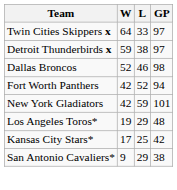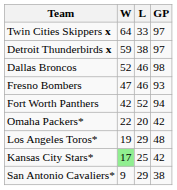+ row: (44, 85)
- row: (55, 103)
+ row: (45, 121)
(126, 139) no background -> (126, 157) lightgreen background
